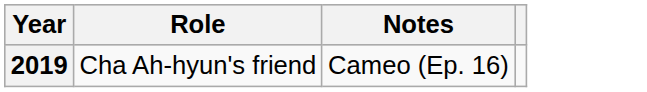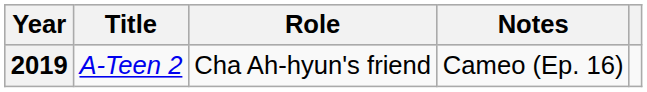+ column: (131, 24)
